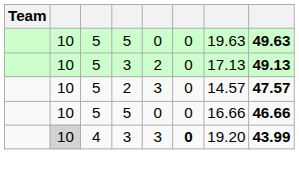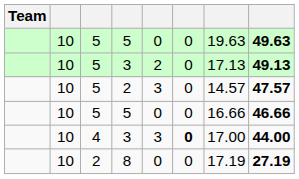(65, 137) lightgrey background -> (65, 137) no background
(226, 137) 19.20 -> (226, 137) 17.00
(271, 137) 43.99 -> (271, 137) 44.00
+ row: (96, 161)
